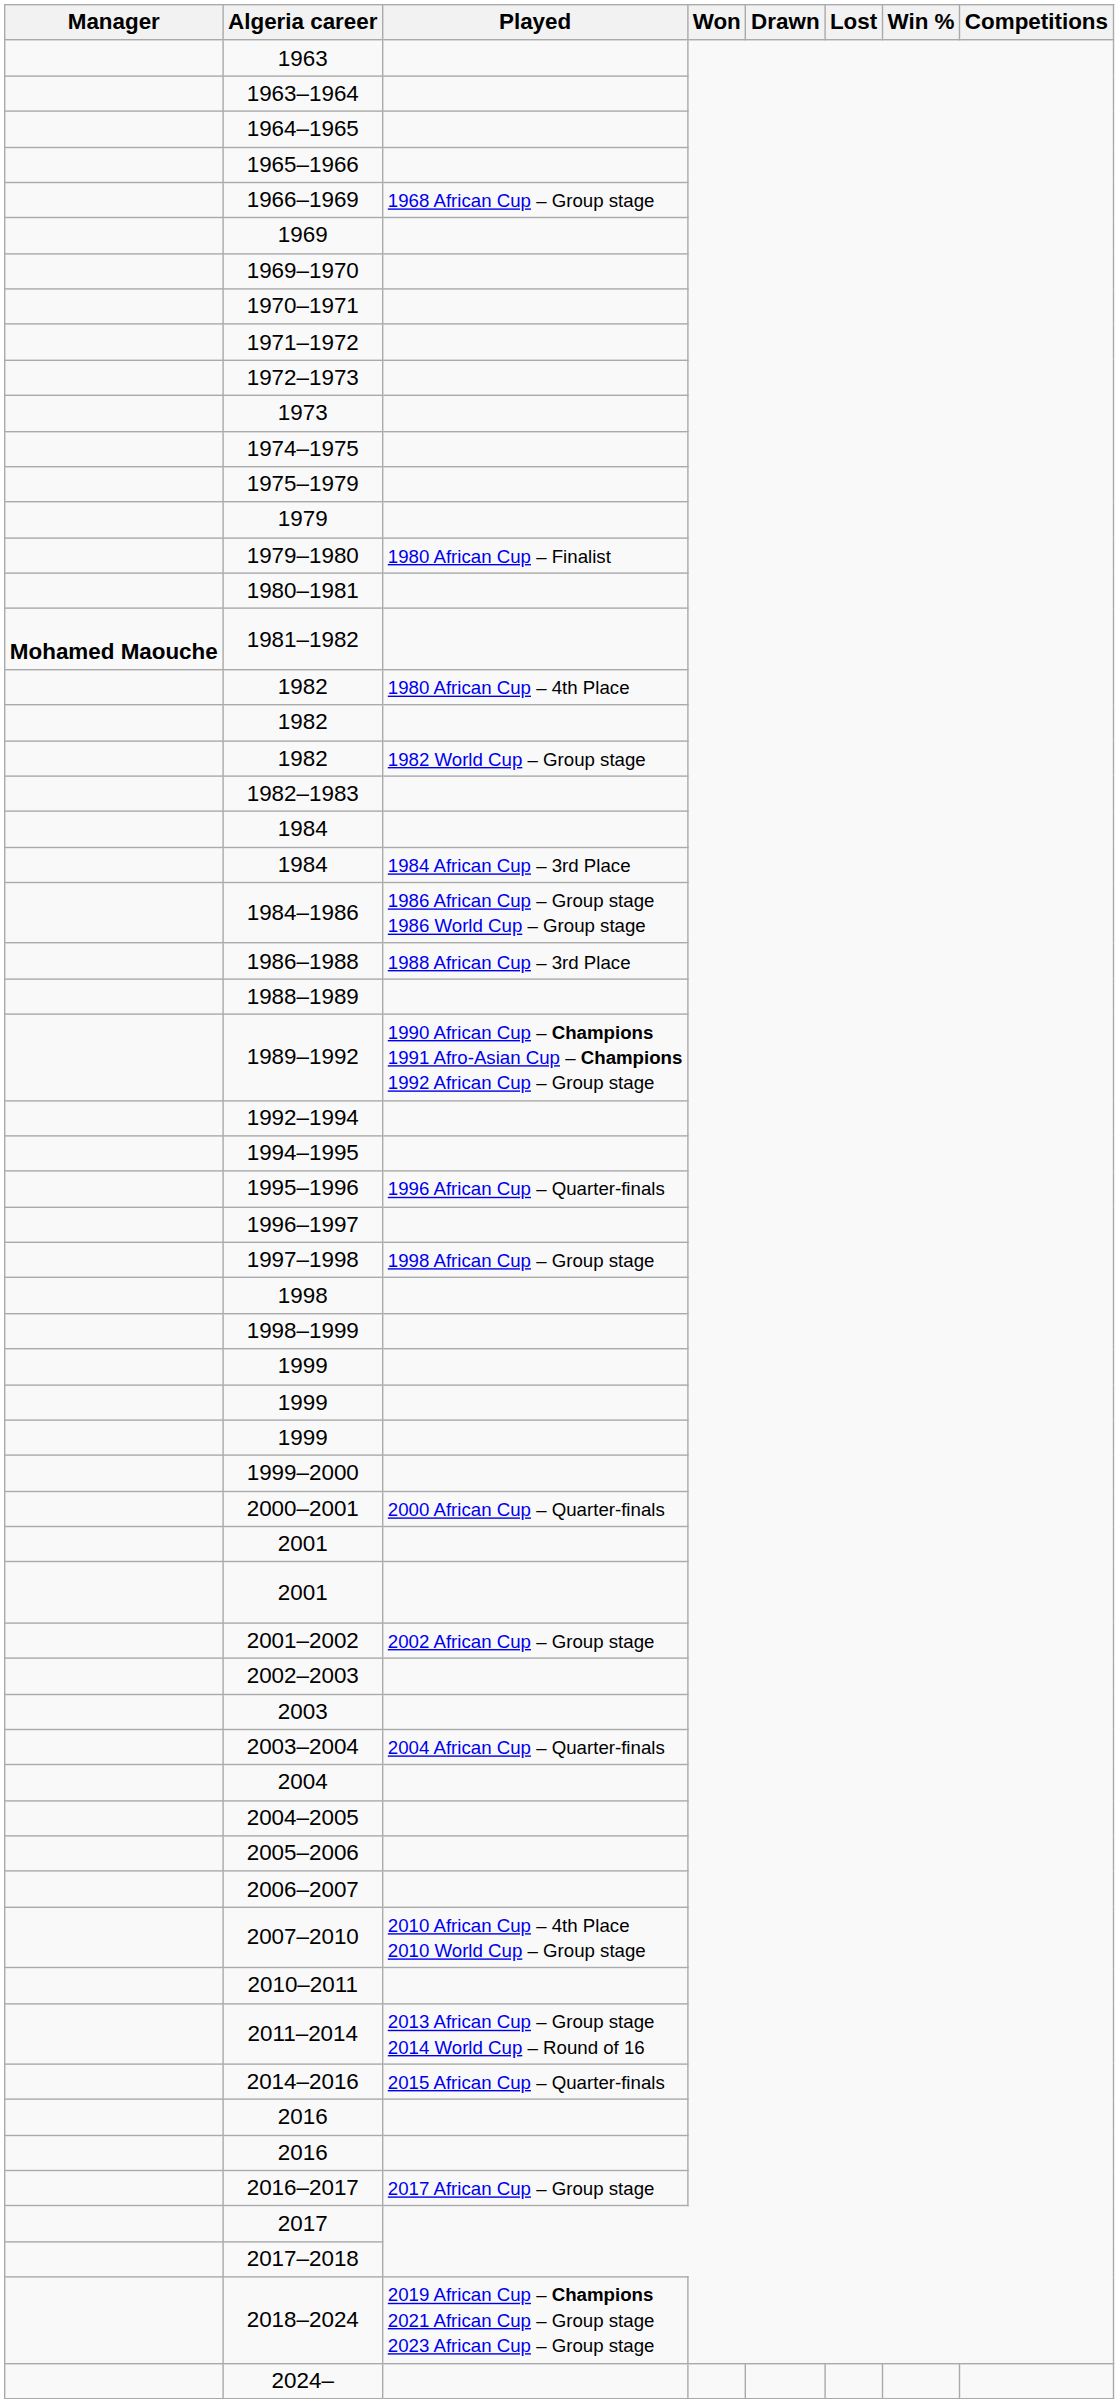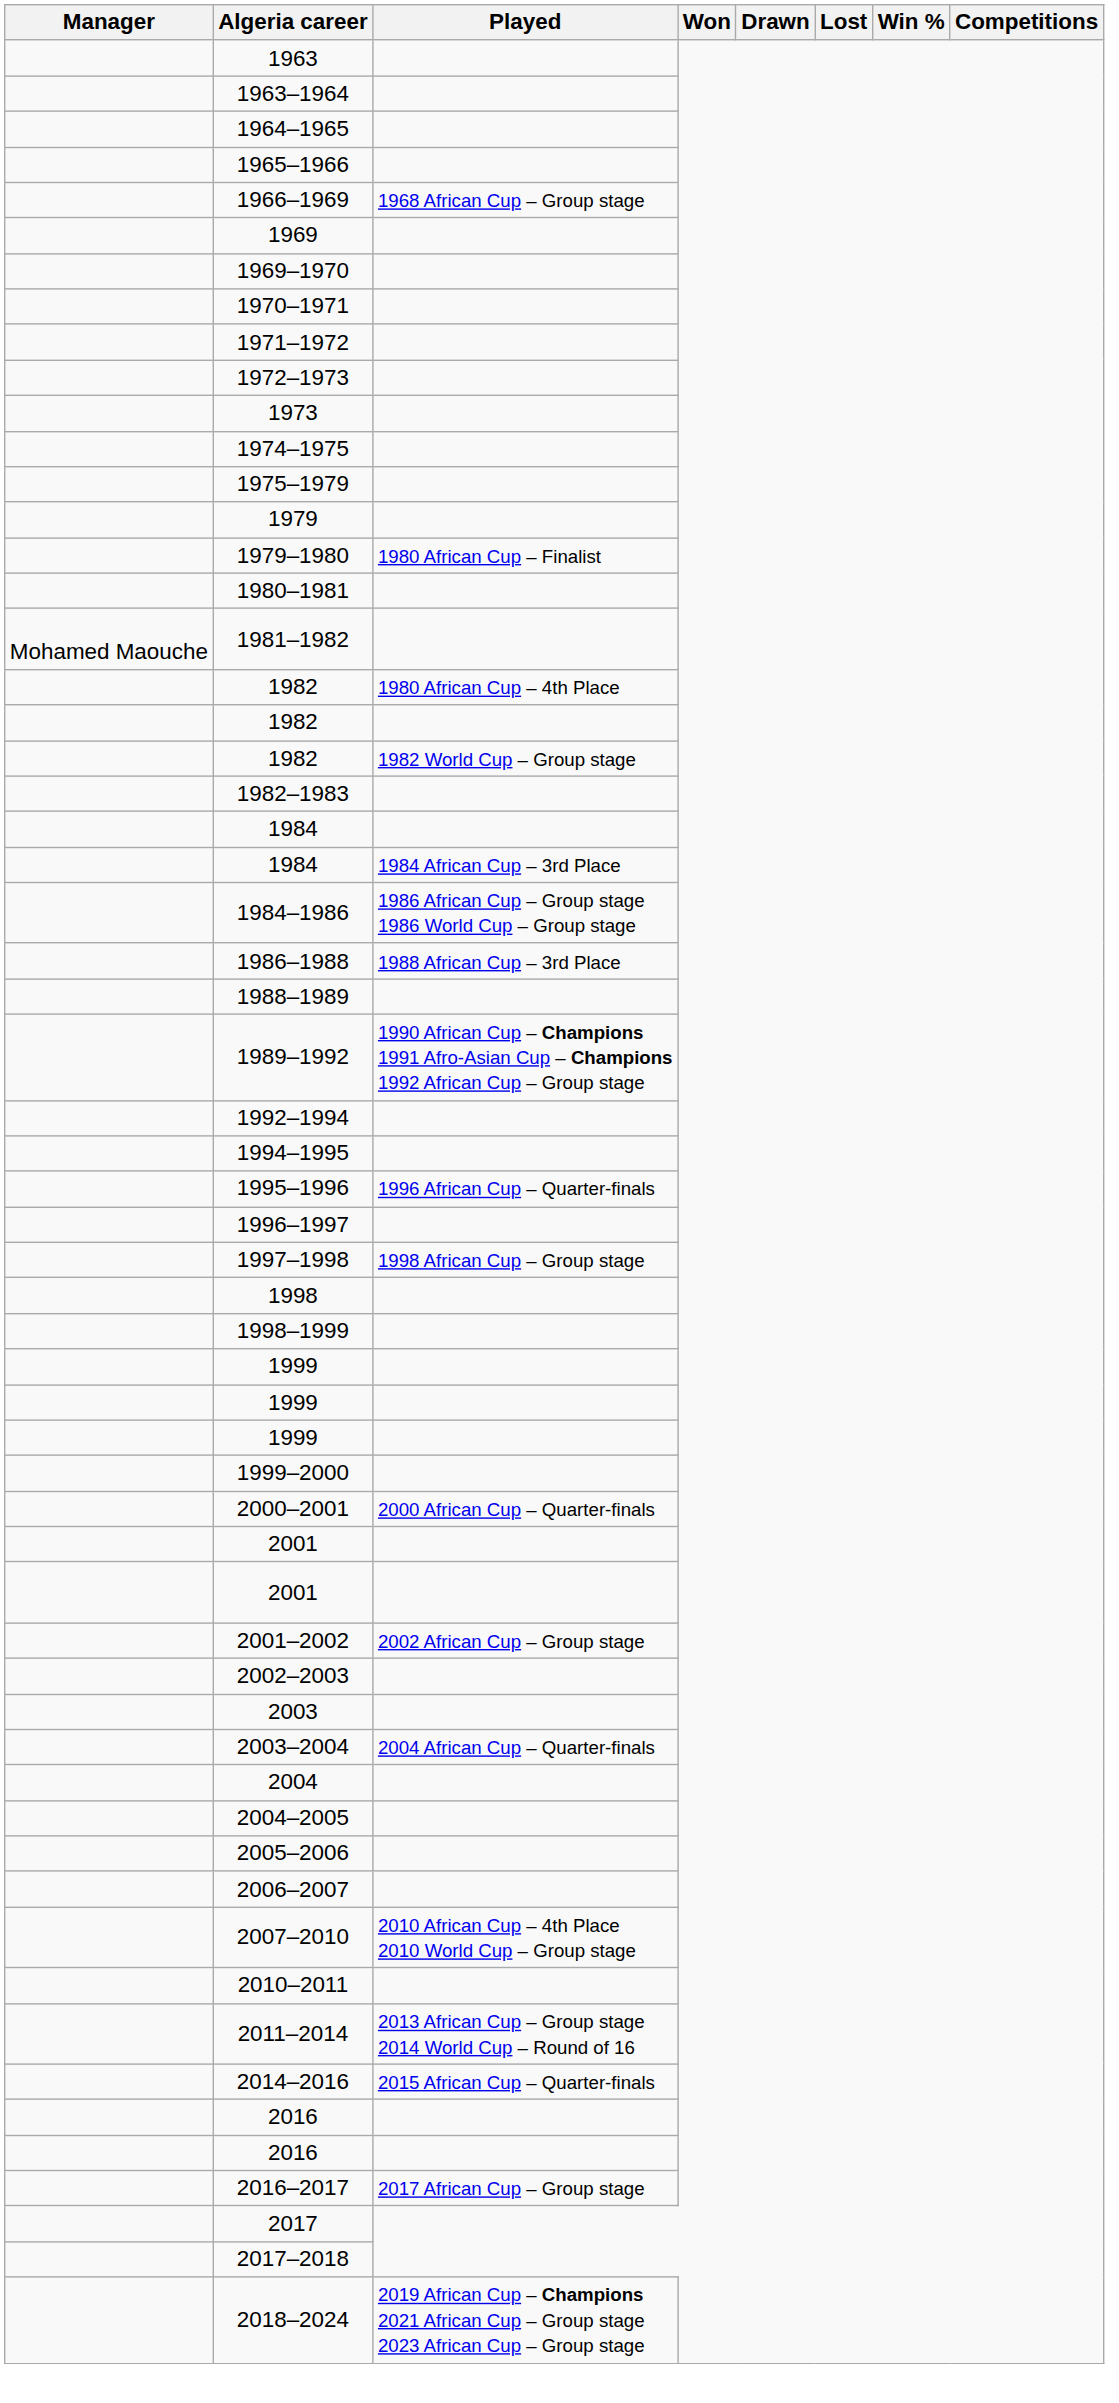(114, 651) bold -> (109, 651) normal
- row: (303, 2380)
